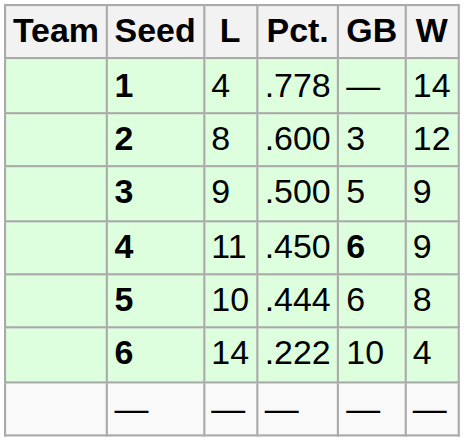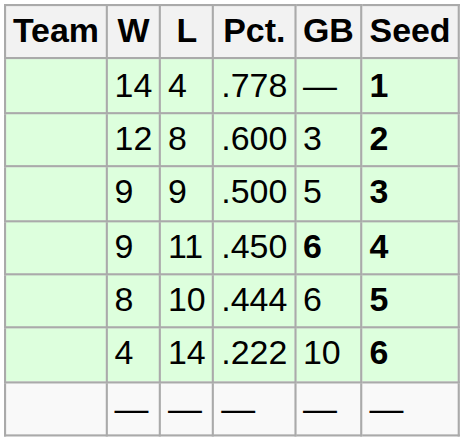columns swapped: (432, 31) <-> (155, 31)
